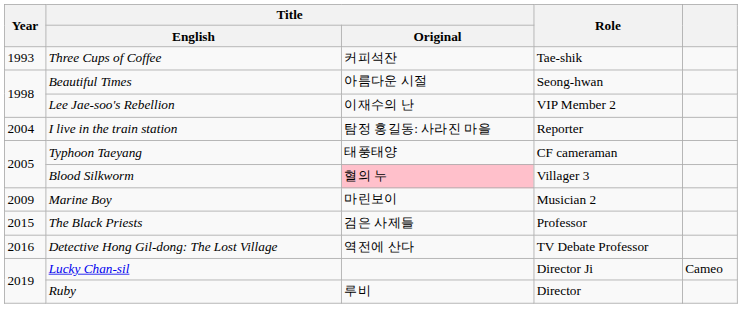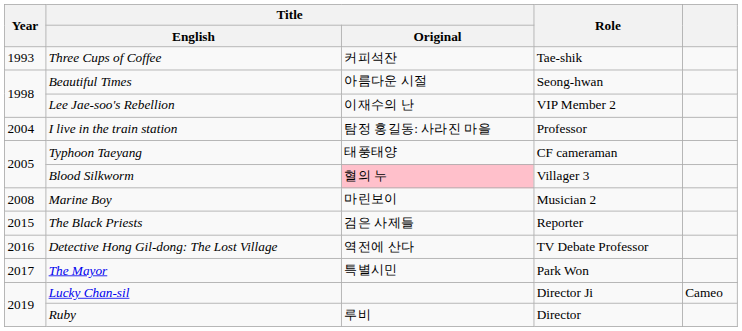(560, 129) Reporter -> (562, 129) Professor
(21, 199) 2009 -> (21, 199) 2008
(562, 223) Professor -> (560, 223) Reporter
+ row: (78, 270)
